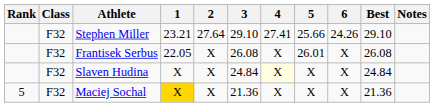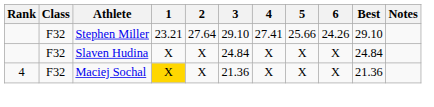- row: (117, 53)
(278, 72) lightyellow background -> (269, 53) no background
(22, 92) 5 -> (22, 72) 4
